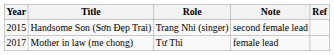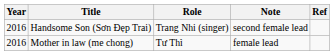(16, 27) 2015 -> (16, 27) 2016
(16, 43) 2017 -> (16, 43) 2016
